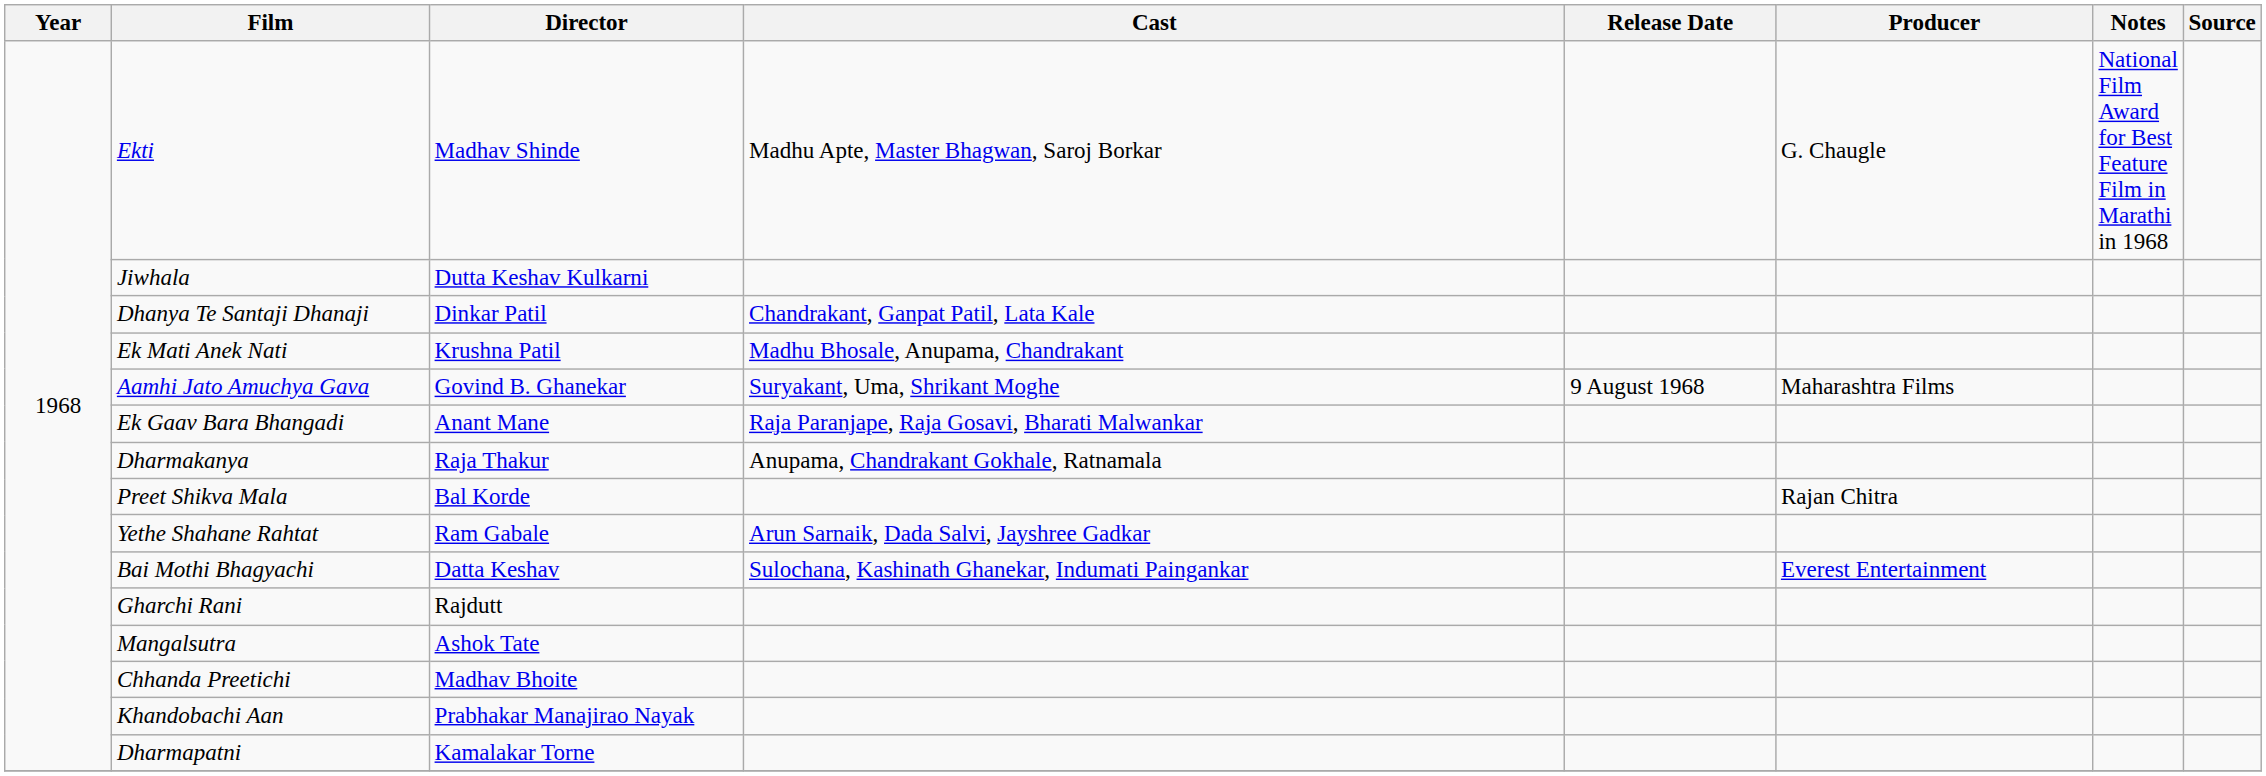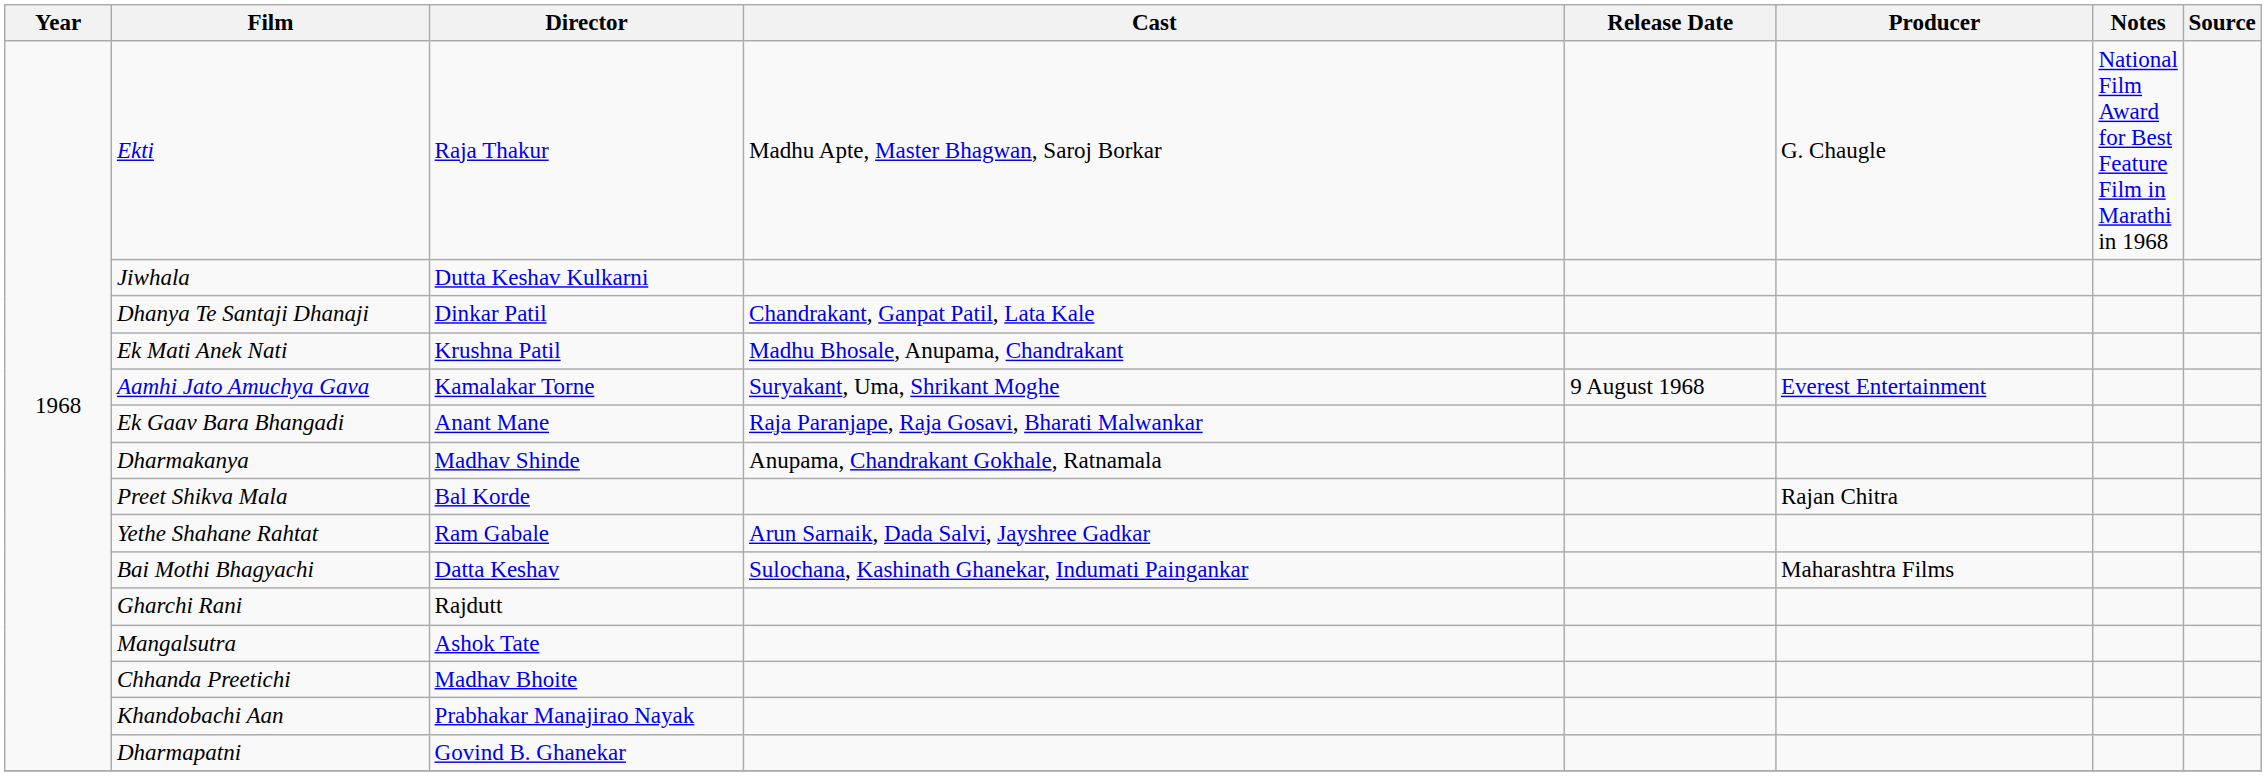(507, 150) Madhav Shinde -> (492, 150) Raja Thakur
(530, 386) Govind B. Ghanekar -> (514, 386) Kamalakar Torne
(1868, 386) Maharashtra Films -> (1884, 386) Everest Entertainment
(492, 459) Raja Thakur -> (507, 459) Madhav Shinde
(1884, 569) Everest Entertainment -> (1868, 569) Maharashtra Films
(514, 752) Kamalakar Torne -> (530, 752) Govind B. Ghanekar
